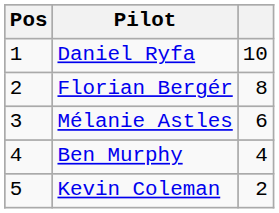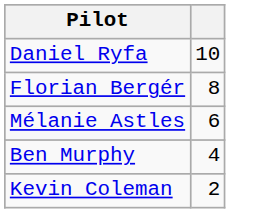- column: (29, 22)
